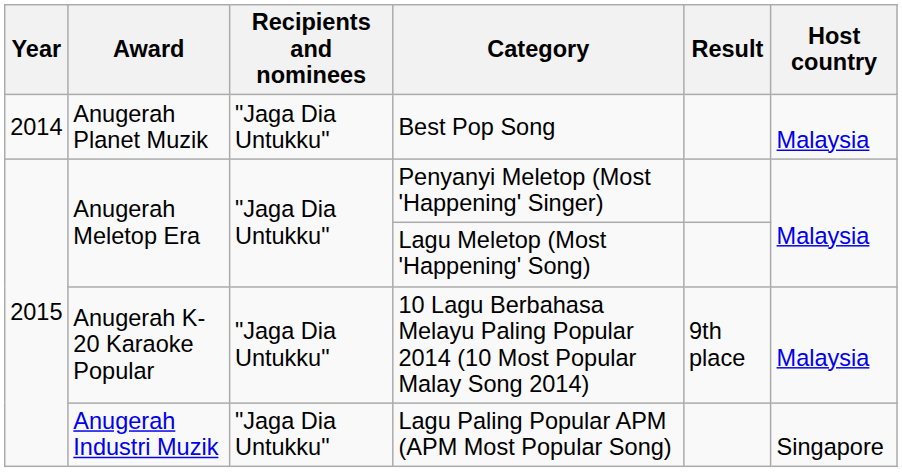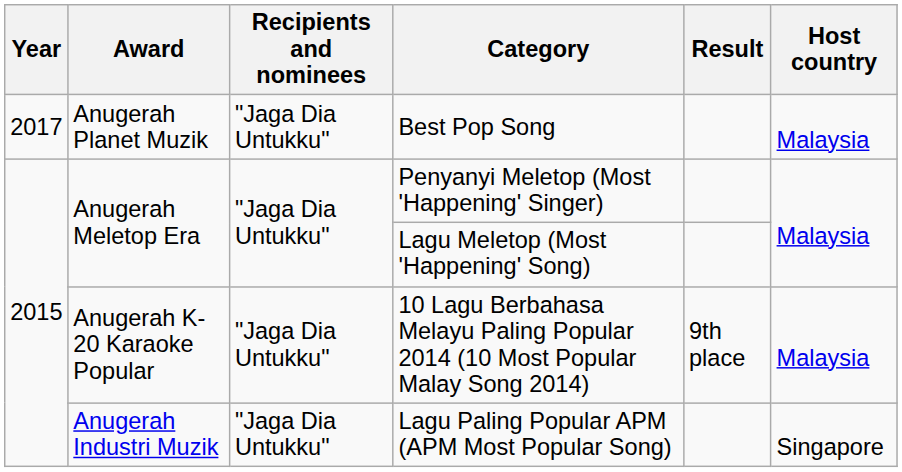(36, 126) 2014 -> (36, 126) 2017
